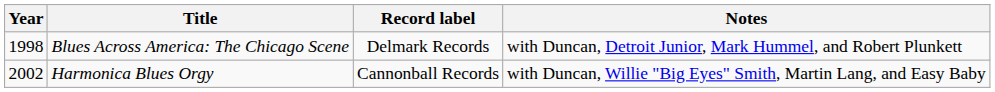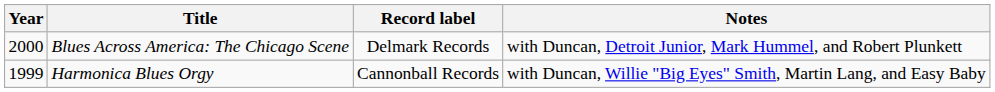(26, 45) 1998 -> (26, 45) 2000
(26, 73) 2002 -> (26, 73) 1999
